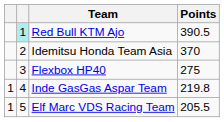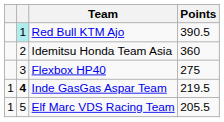(190, 51) 370 -> (190, 51) 360
(23, 88) normal -> (23, 88) bold
(195, 88) 219.8 -> (195, 88) 219.5
